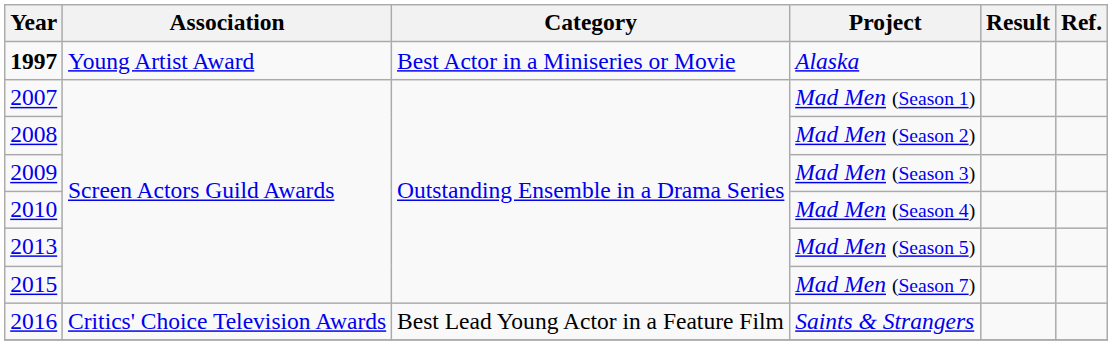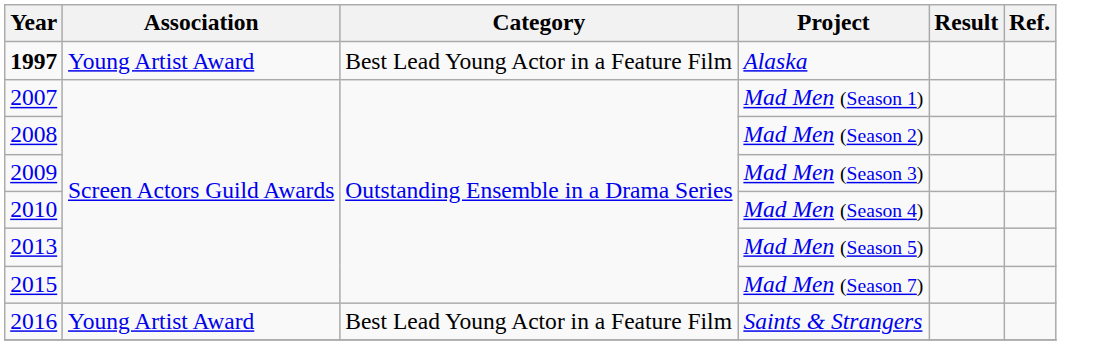(566, 60) Best Actor in a Miniseries or Movie -> (539, 60) Best Lead Young Actor in a Feature Film
(227, 321) Critics' Choice Television Awards -> (161, 321) Young Artist Award
